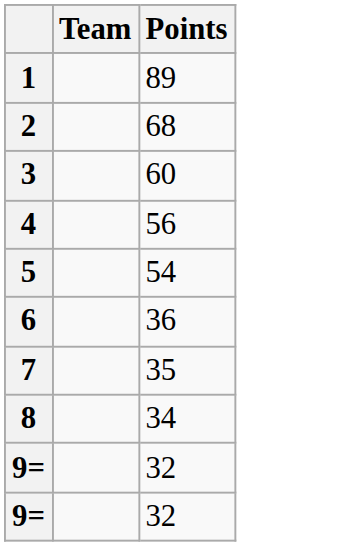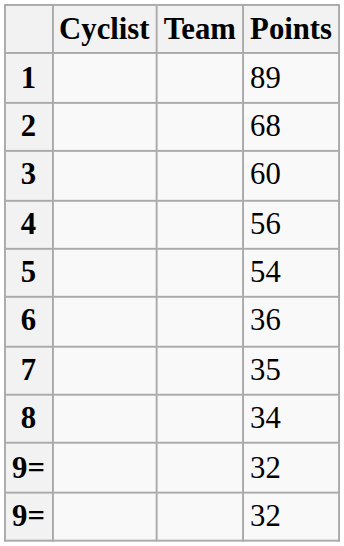+ column: (104, 28)
